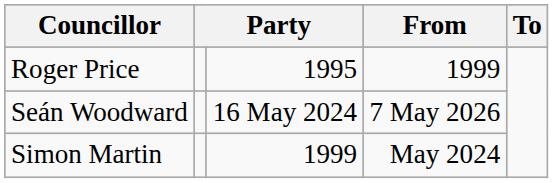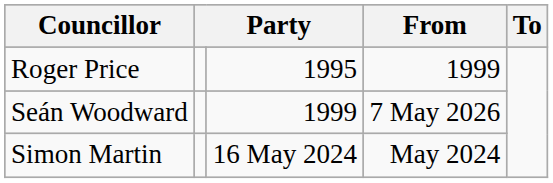(285, 111) 16 May 2024 -> (330, 111) 1999
(330, 154) 1999 -> (285, 154) 16 May 2024
